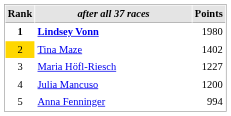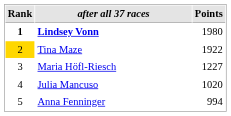(212, 49) 1402 -> (212, 49) 1922
(212, 84) 1200 -> (212, 84) 1020
